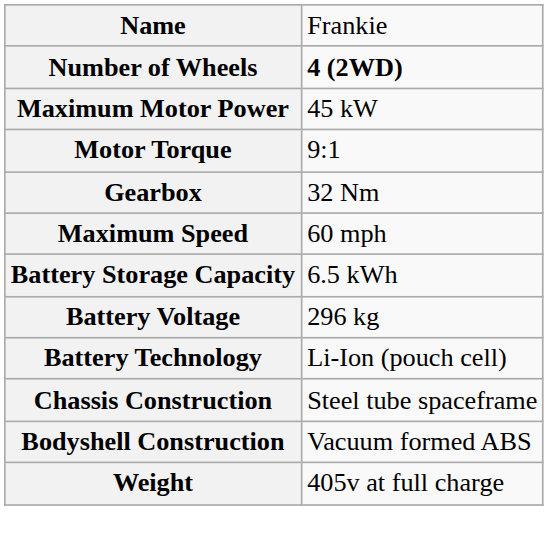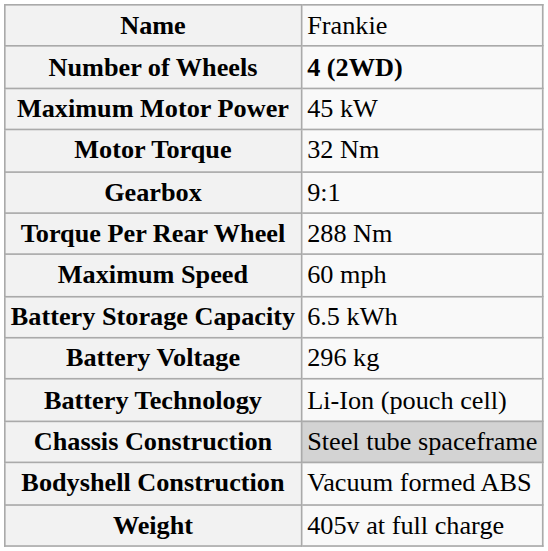(324, 150) 9:1 -> (343, 150) 32 Nm
(343, 191) 32 Nm -> (324, 191) 9:1
+ row: (153, 233)
(422, 399) no background -> (422, 441) lightgrey background
